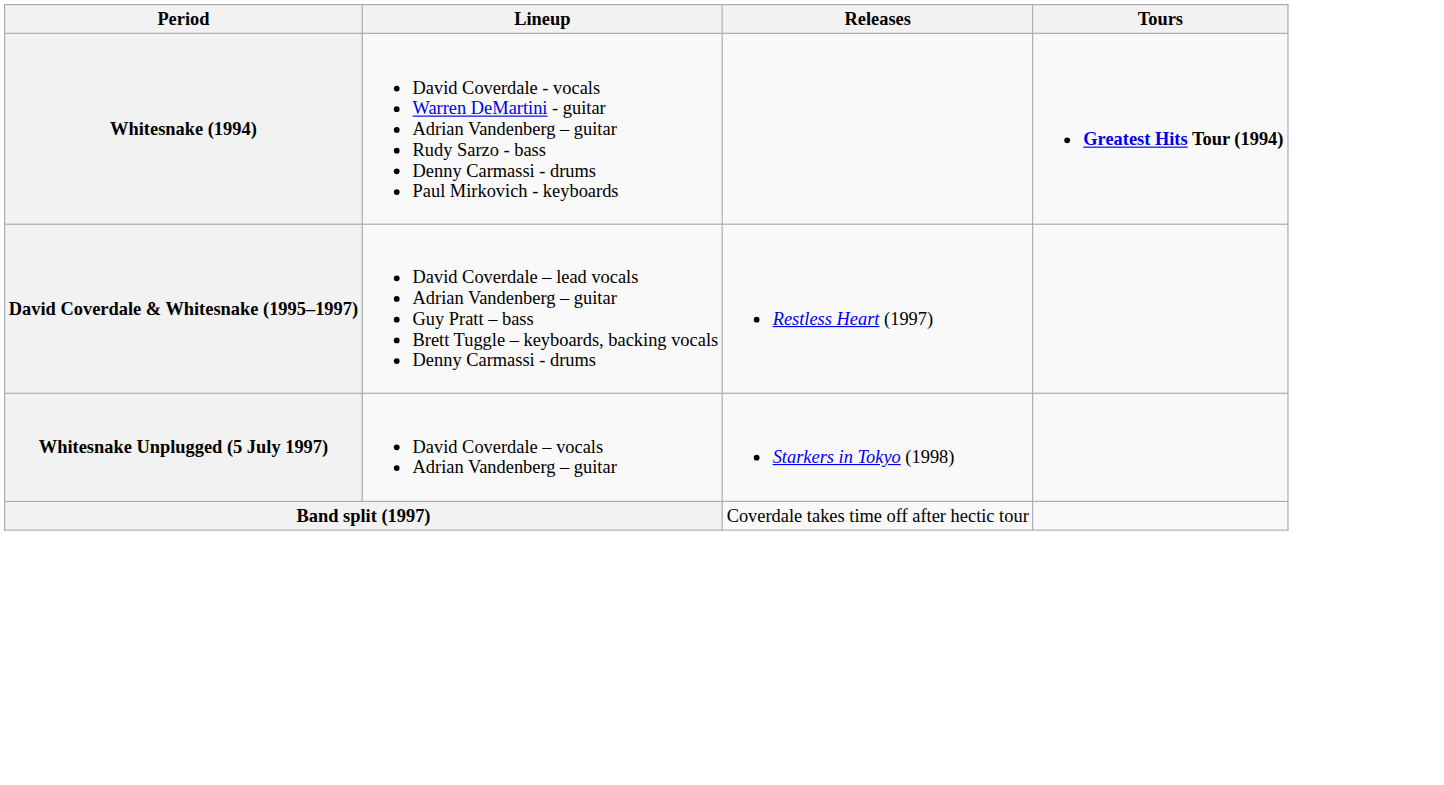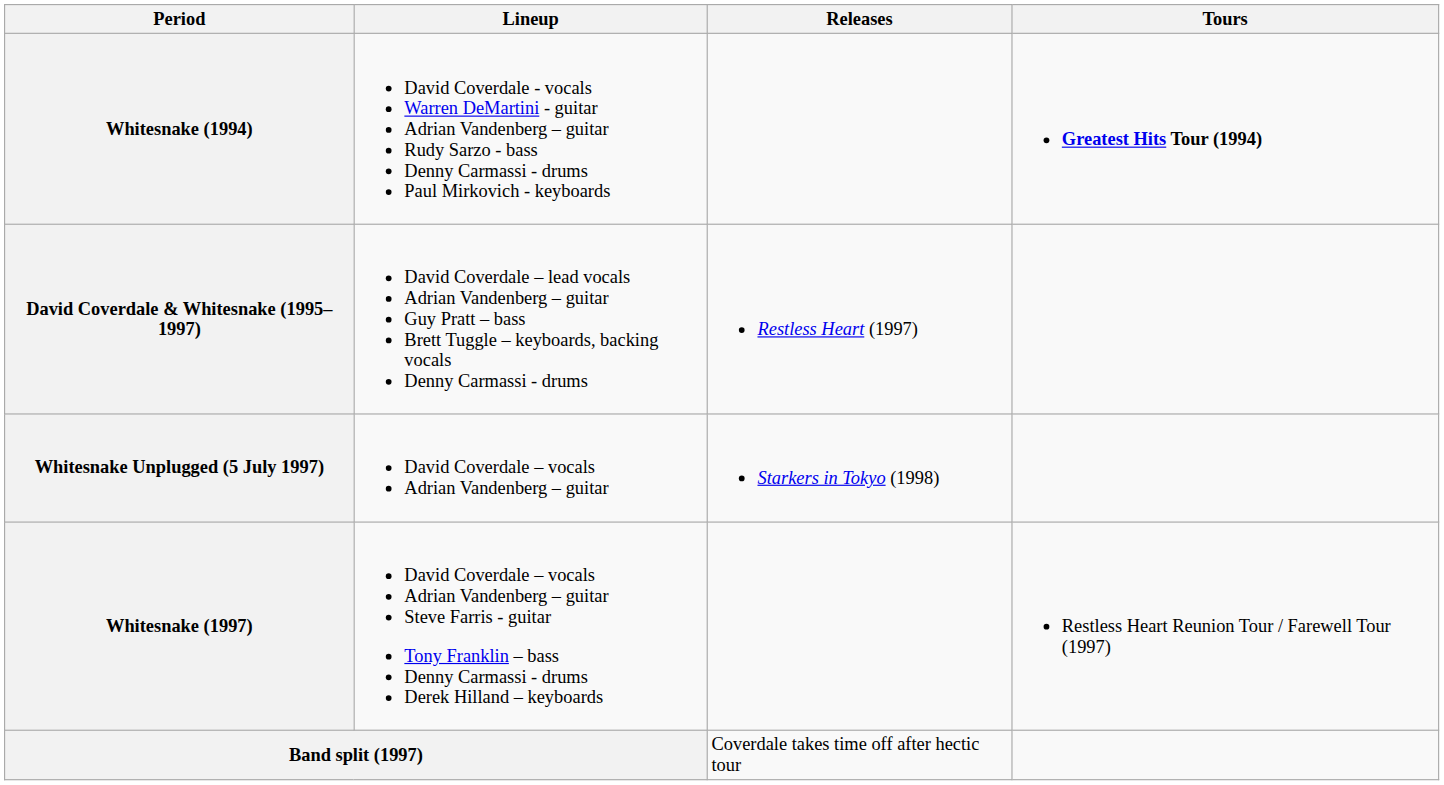+ row: (179, 625)
